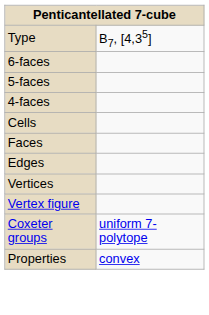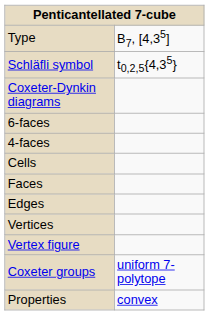+ row: (50, 65)
+ row: (52, 95)
- row: (29, 82)
